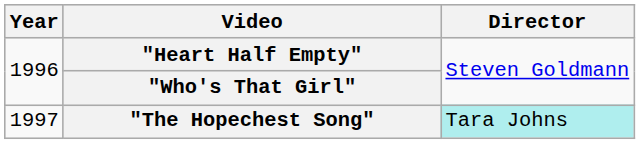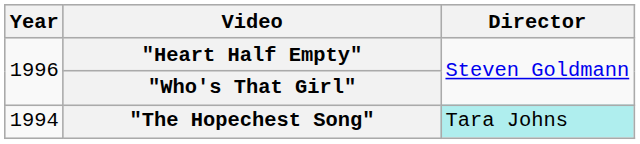(34, 121) 1997 -> (34, 121) 1994
